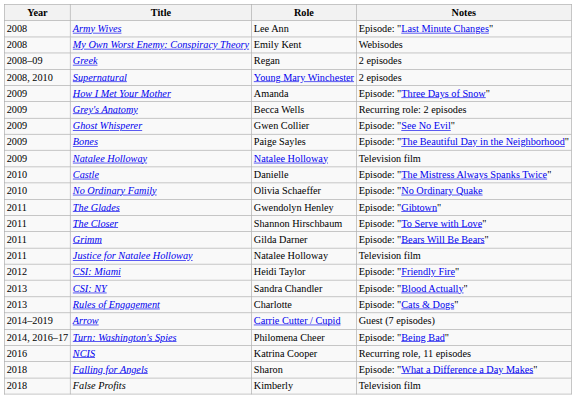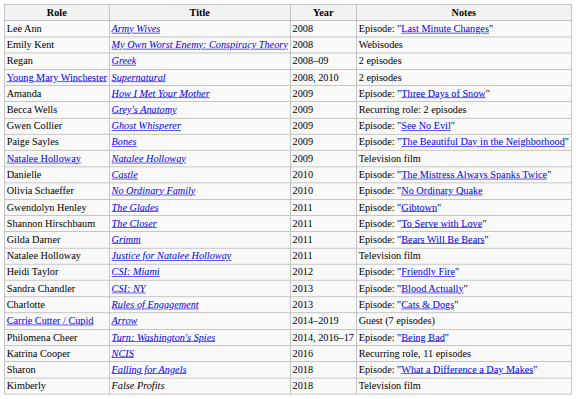columns swapped: (37, 12) <-> (304, 12)
